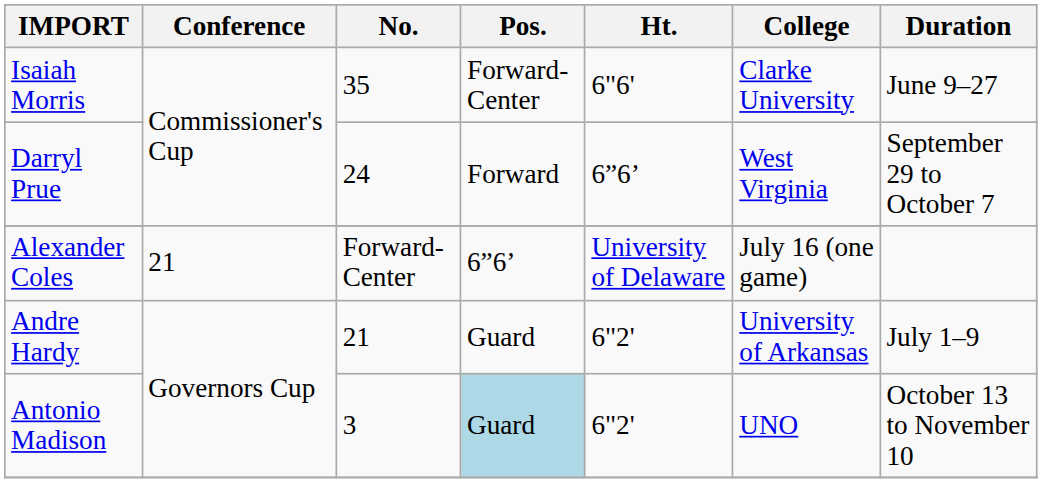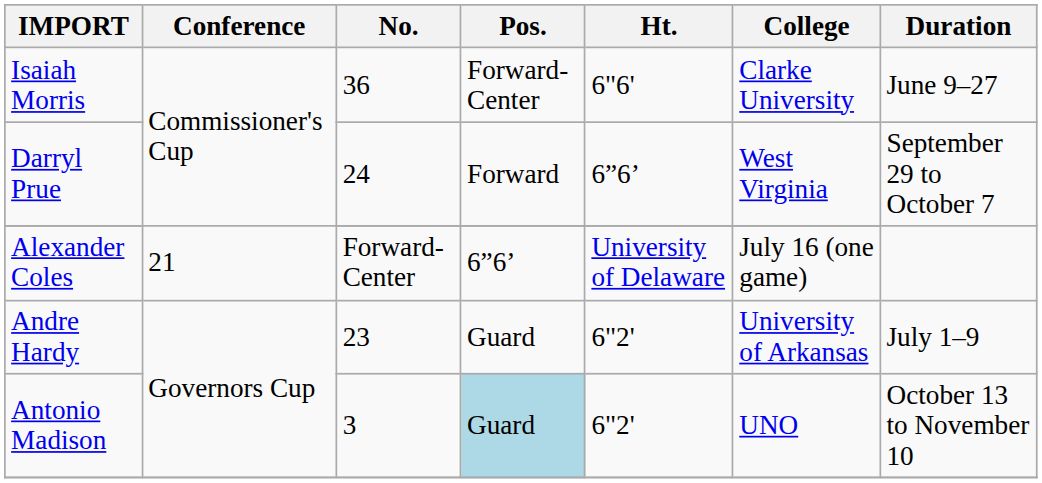(356, 84) 35 -> (356, 84) 36
(356, 336) 21 -> (356, 336) 23
